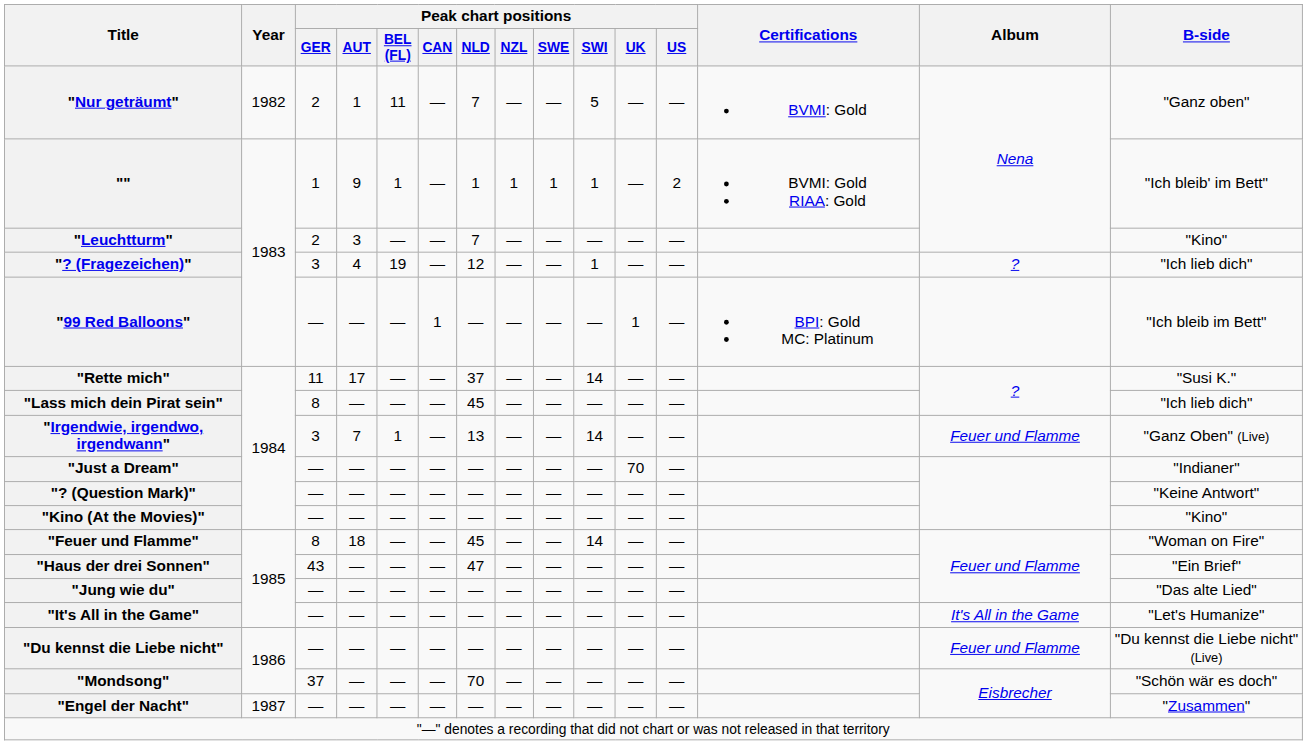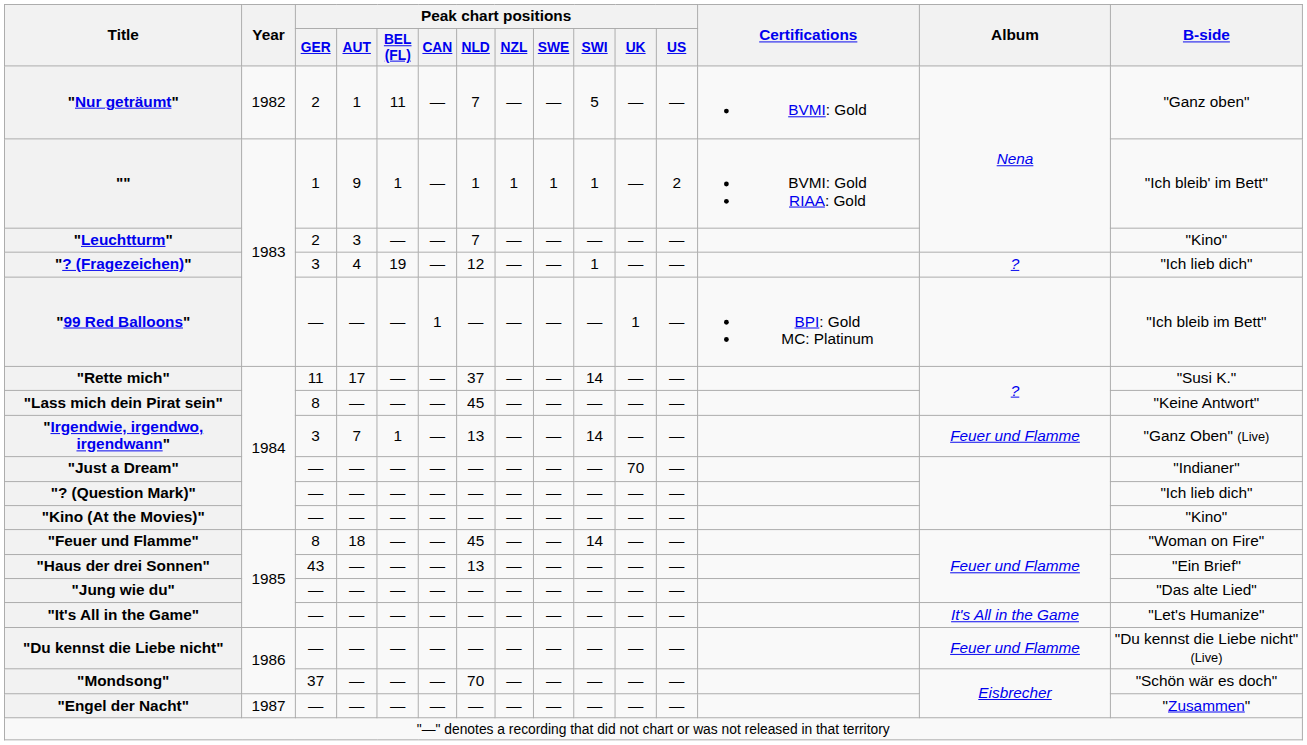(1206, 402) "Ich lieb dich" -> (1206, 402) "Keine Antwort"
(1206, 493) "Keine Antwort" -> (1206, 493) "Ich lieb dich"
(476, 566) 47 -> (476, 566) 13
